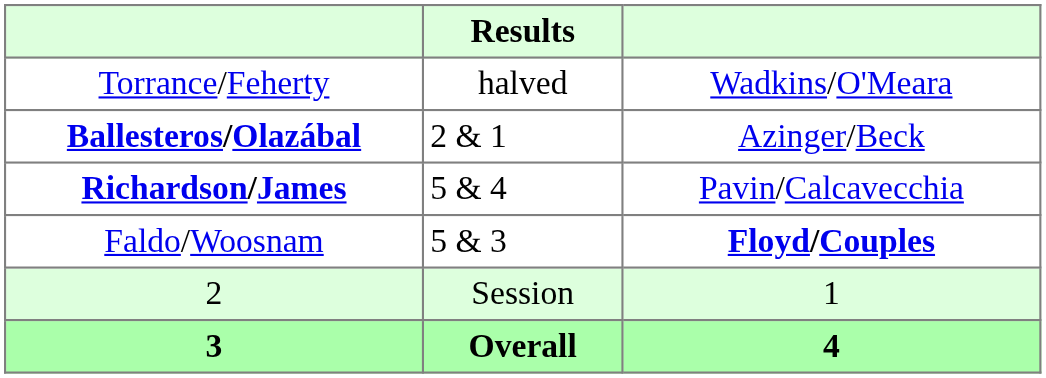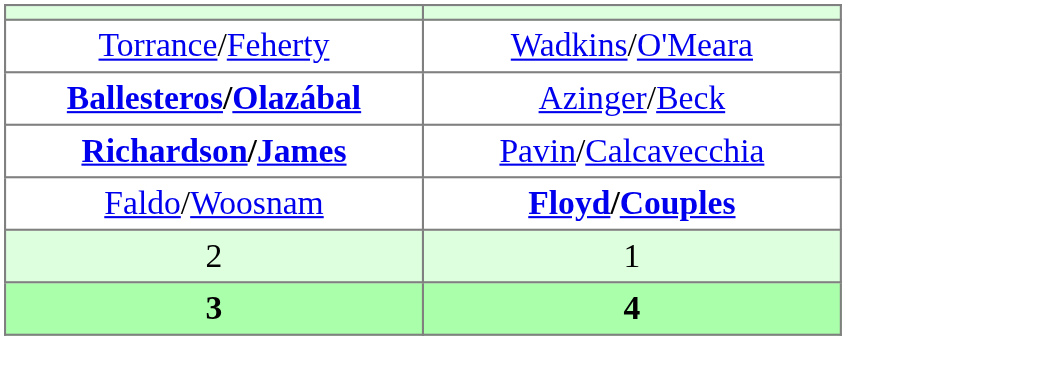- column: (523, 30)
